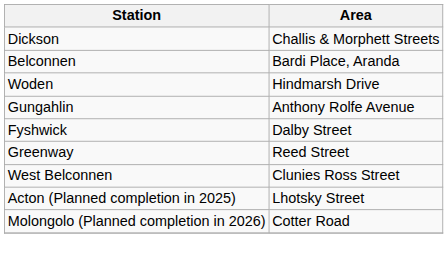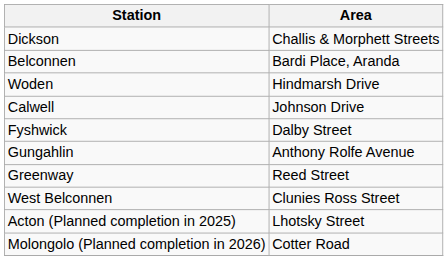+ row: (31, 107)
rows swapped: (37, 130) <-> (41, 107)
